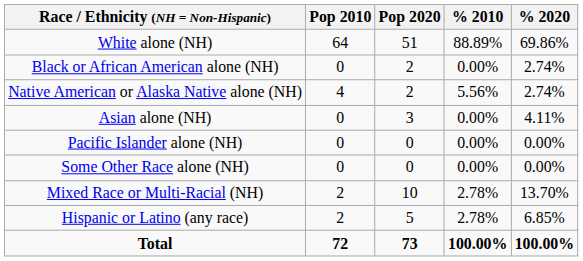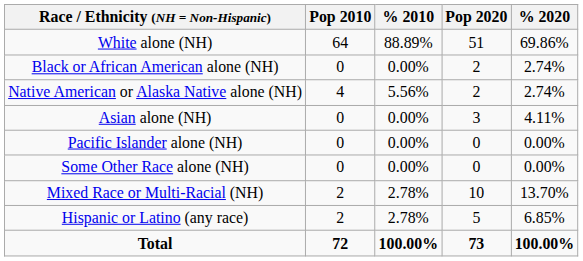columns swapped: (410, 17) <-> (478, 17)
